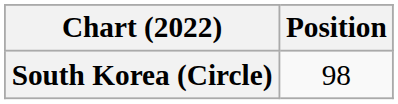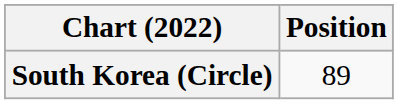(336, 74) 98 -> (336, 74) 89
